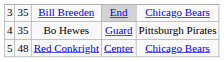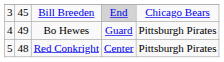(23, 13) 35 -> (23, 13) 45
(23, 30) 35 -> (23, 30) 49
(178, 48) Chicago Bears -> (178, 48) Pittsburgh Pirates
